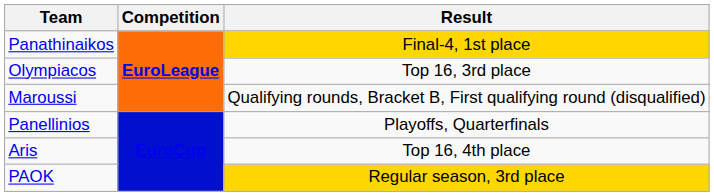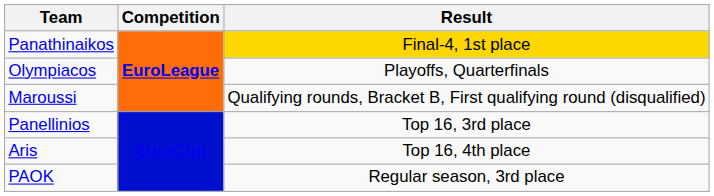(466, 71) Top 16, 3rd place -> (466, 71) Playoffs, Quarterfinals
(466, 124) Playoffs, Quarterfinals -> (466, 124) Top 16, 3rd place
(466, 177) gold background -> (466, 177) no background
